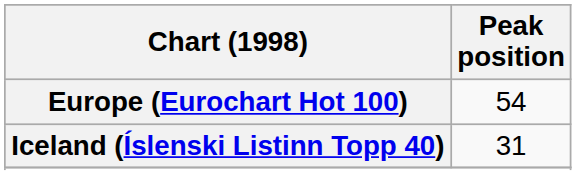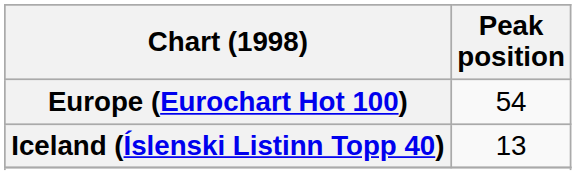(511, 145) 31 -> (511, 145) 13
